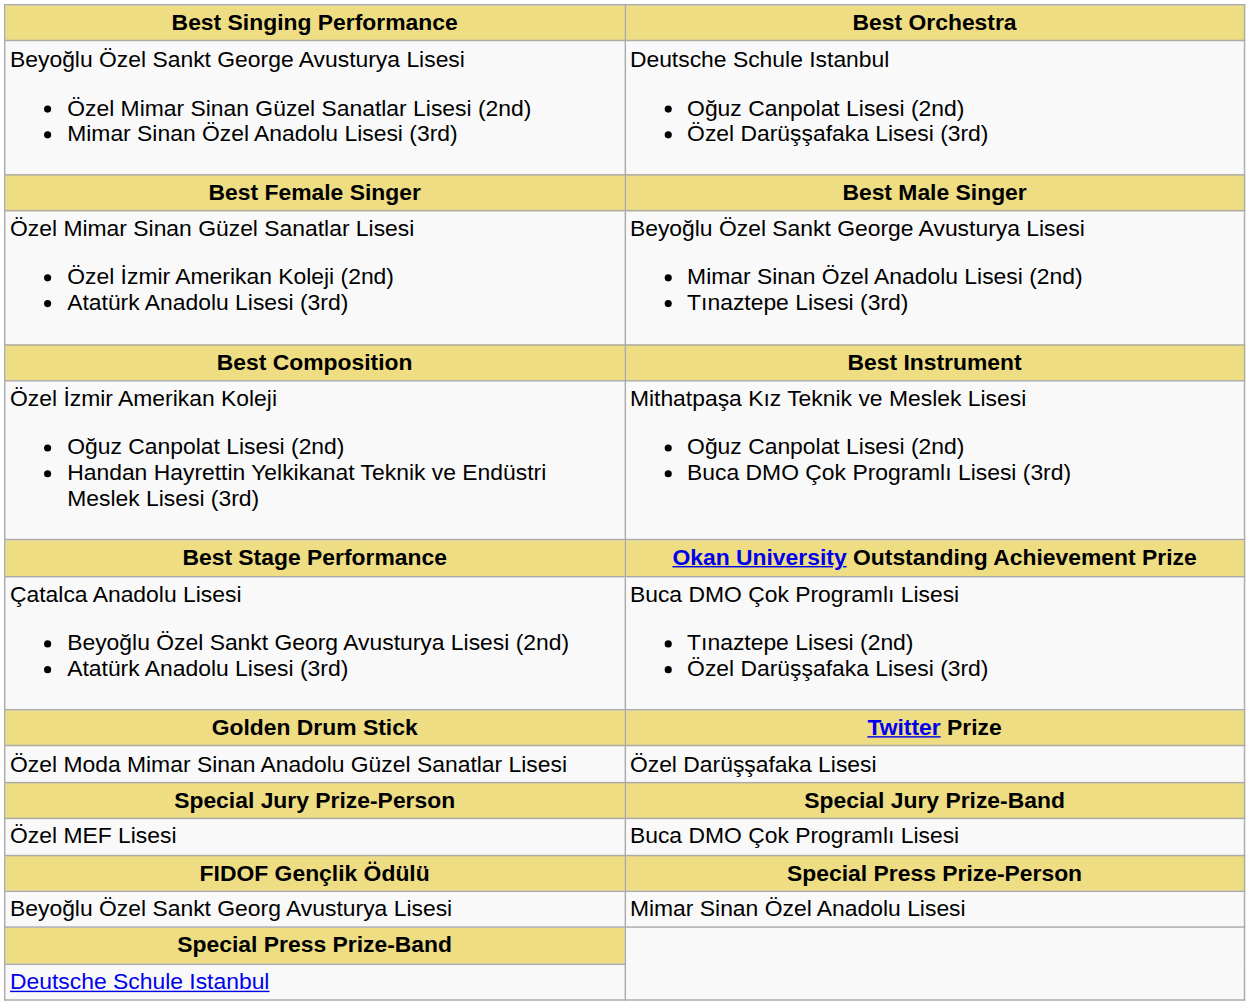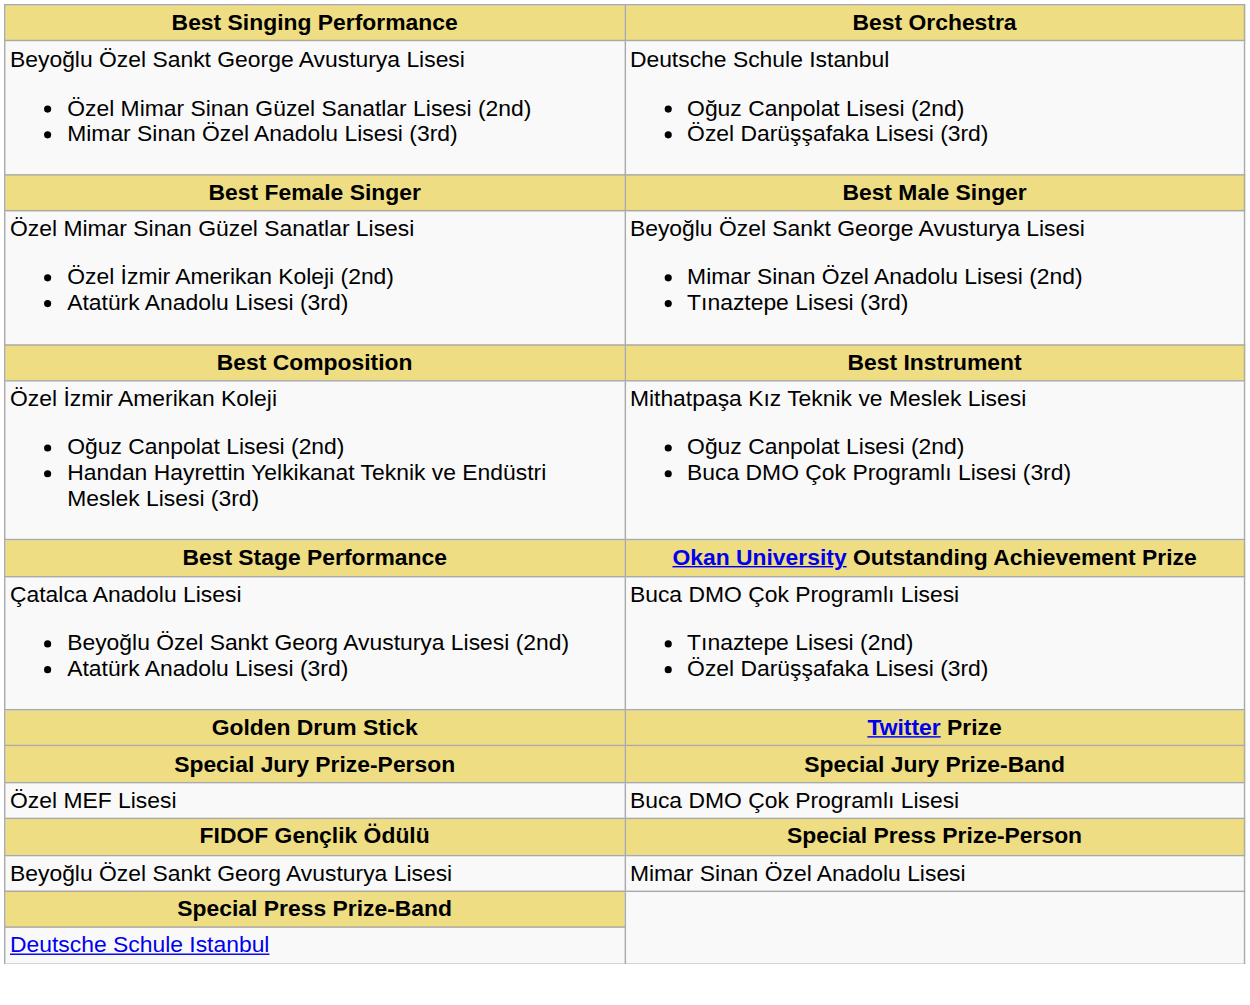- row: (289, 763)
